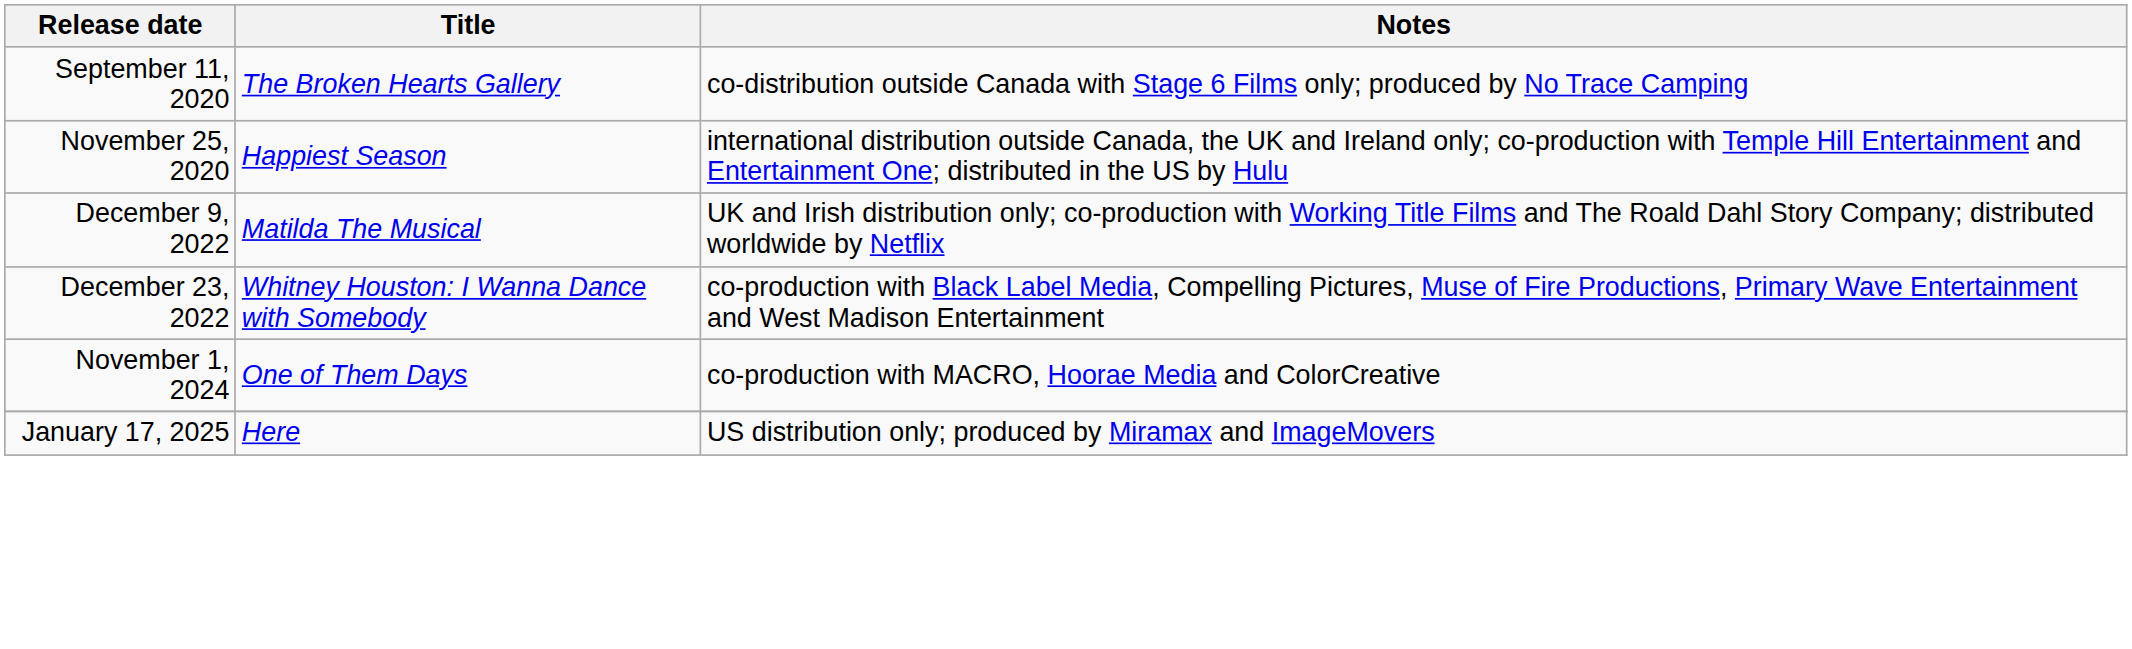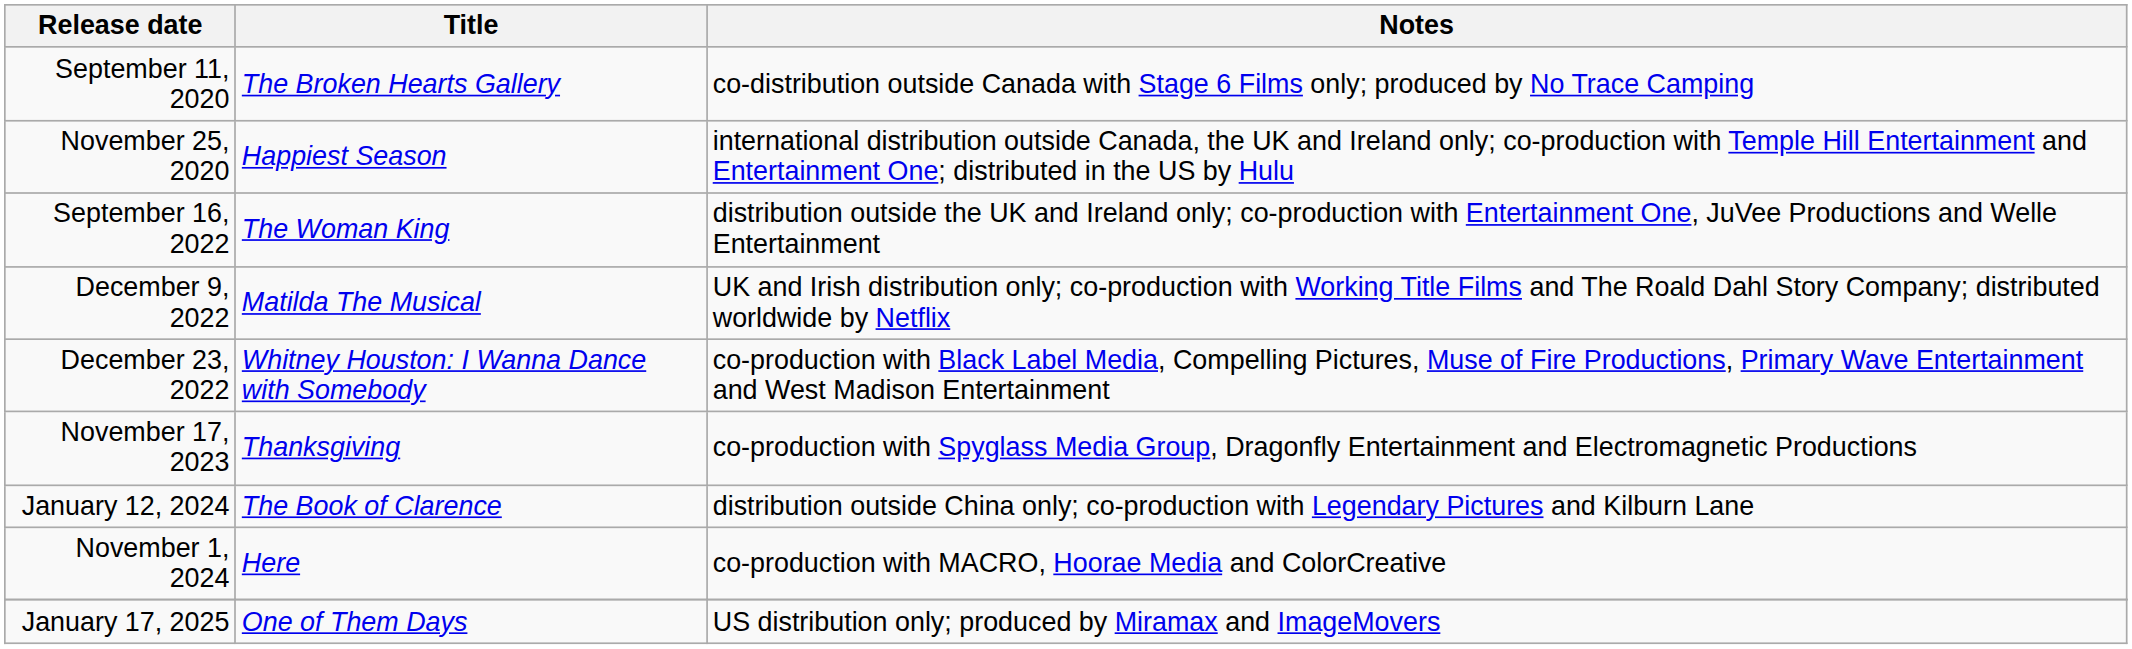+ row: (141, 229)
+ row: (145, 447)
+ row: (126, 505)
(355, 375) One of Them Days -> (271, 563) Here
(271, 432) Here -> (355, 621) One of Them Days
